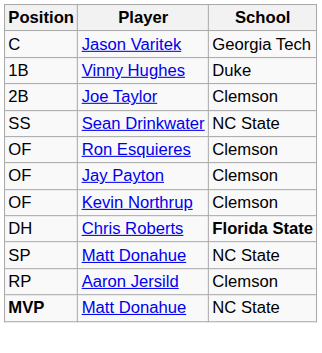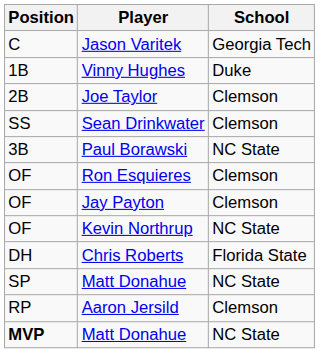(246, 123) NC State -> (245, 123) Clemson
+ row: (19, 149)
(245, 202) Clemson -> (246, 228) NC State
(263, 228) bold -> (260, 255) normal
